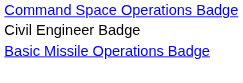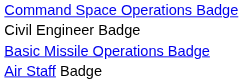+ row: (53, 71)
